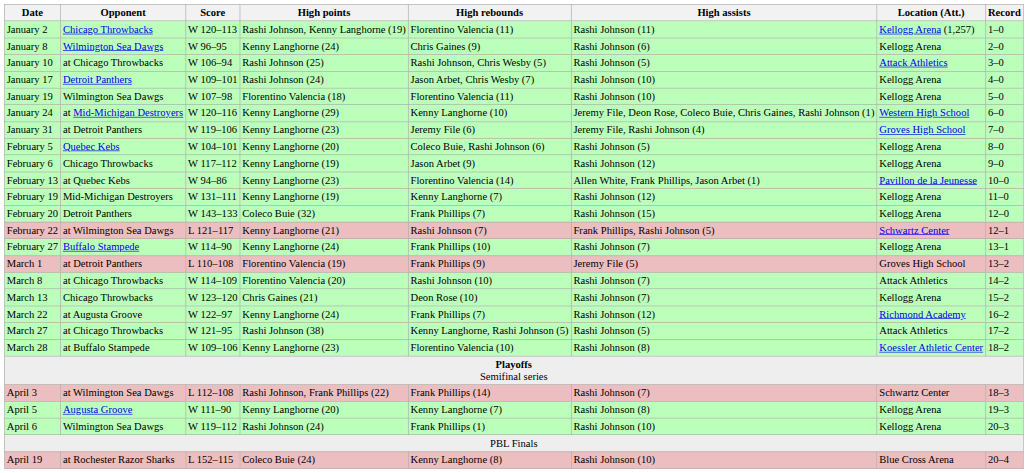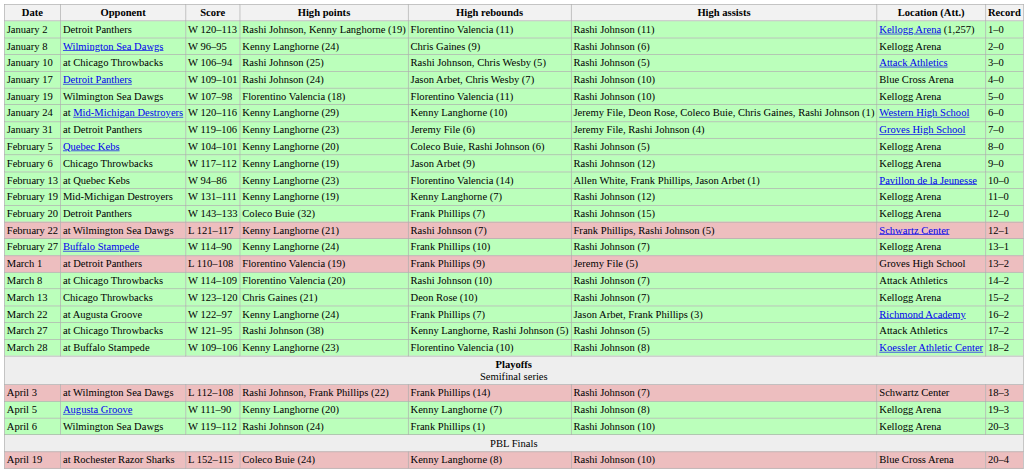(108, 29) Chicago Throwbacks -> (97, 29) Detroit Panthers
(910, 79) Kellogg Arena -> (917, 79) Blue Cross Arena
(614, 314) Rashi Johnson (12) -> (638, 314) Jason Arbet, Frank Phillips (3)
